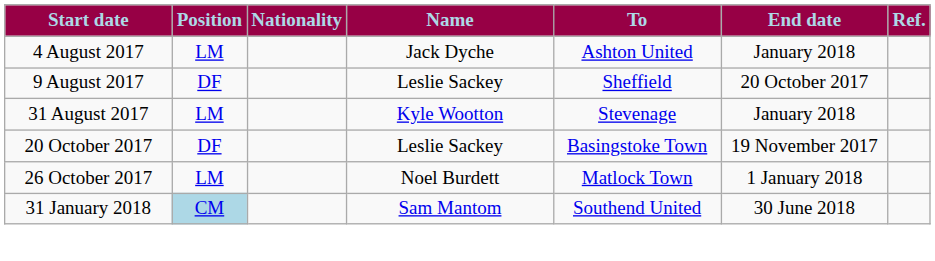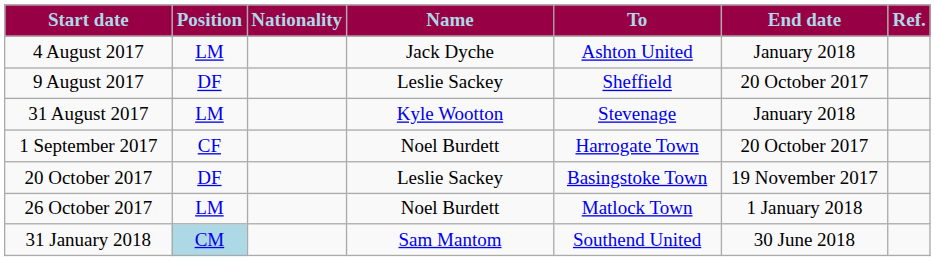+ row: (88, 145)
